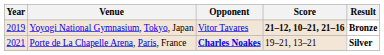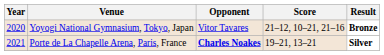(16, 28) 2019 -> (16, 28) 2020
(305, 28) bold -> (305, 28) normal
